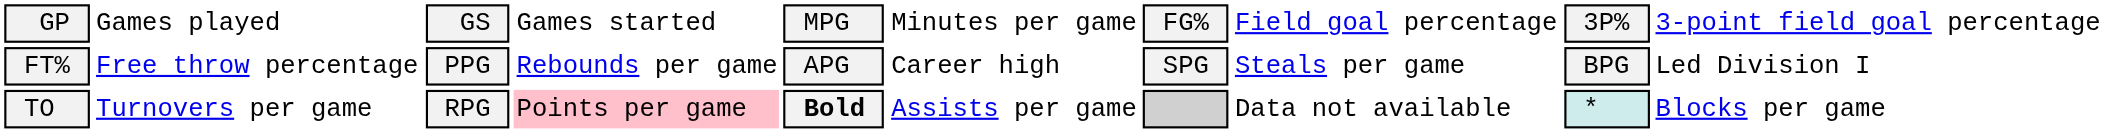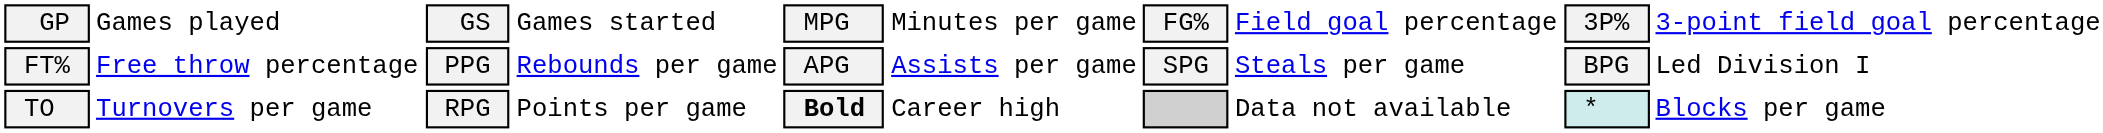(976, 66) Career high -> (1014, 66) Assists per game
(632, 109) pink background -> (632, 109) no background
(1014, 109) Assists per game -> (976, 109) Career high
